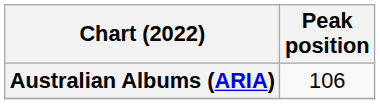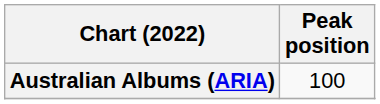(327, 80) 106 -> (327, 80) 100
